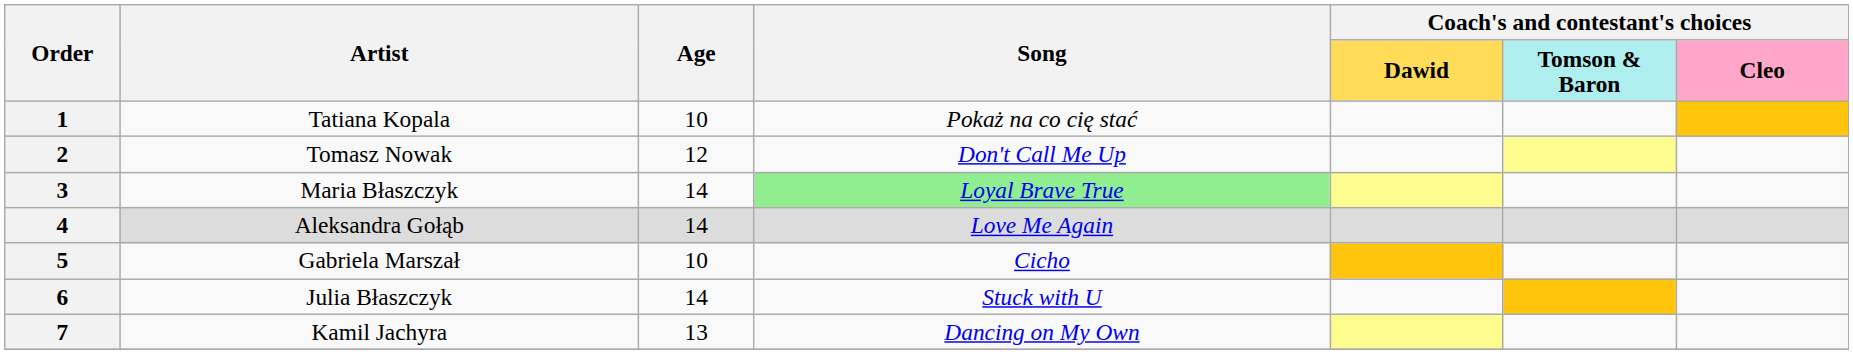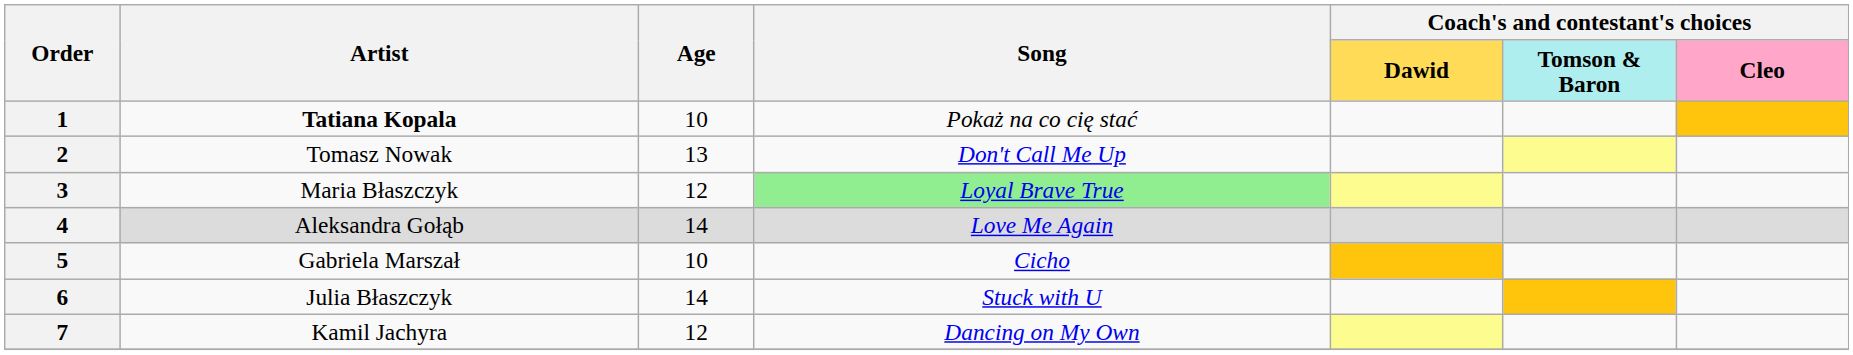(379, 119) normal -> (379, 119) bold
(696, 154) 12 -> (696, 154) 13
(696, 190) 14 -> (696, 190) 12
(696, 332) 13 -> (696, 332) 12
